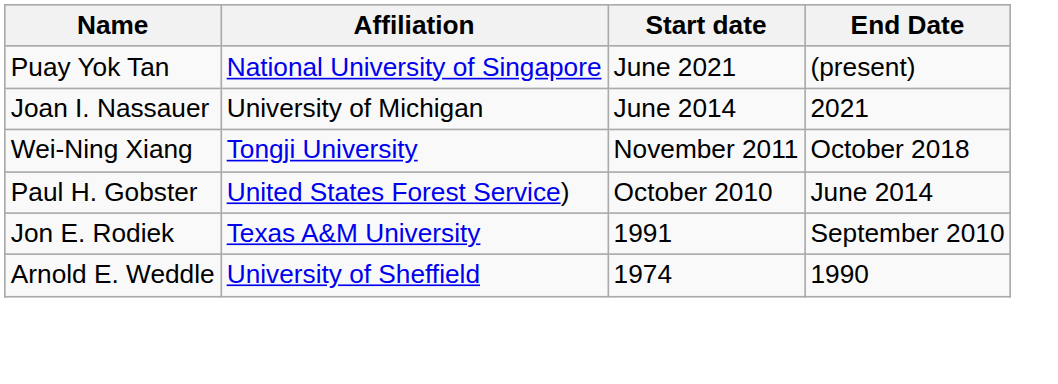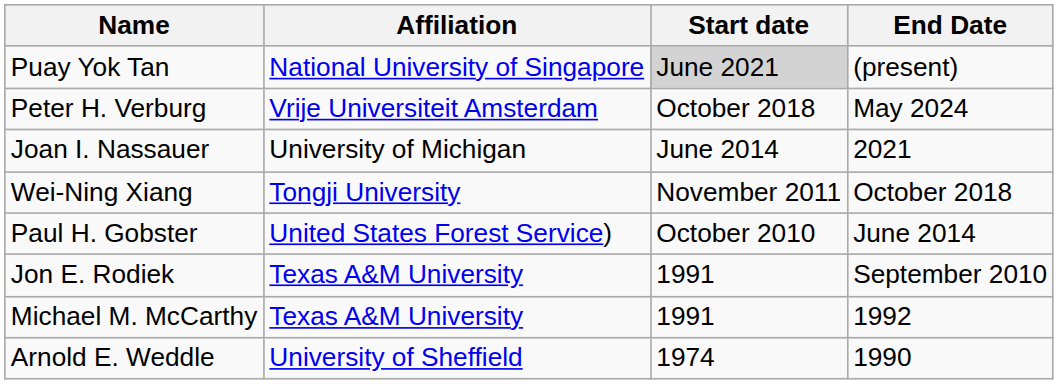(675, 66) no background -> (718, 66) lightgrey background
+ row: (109, 108)
+ row: (134, 316)
